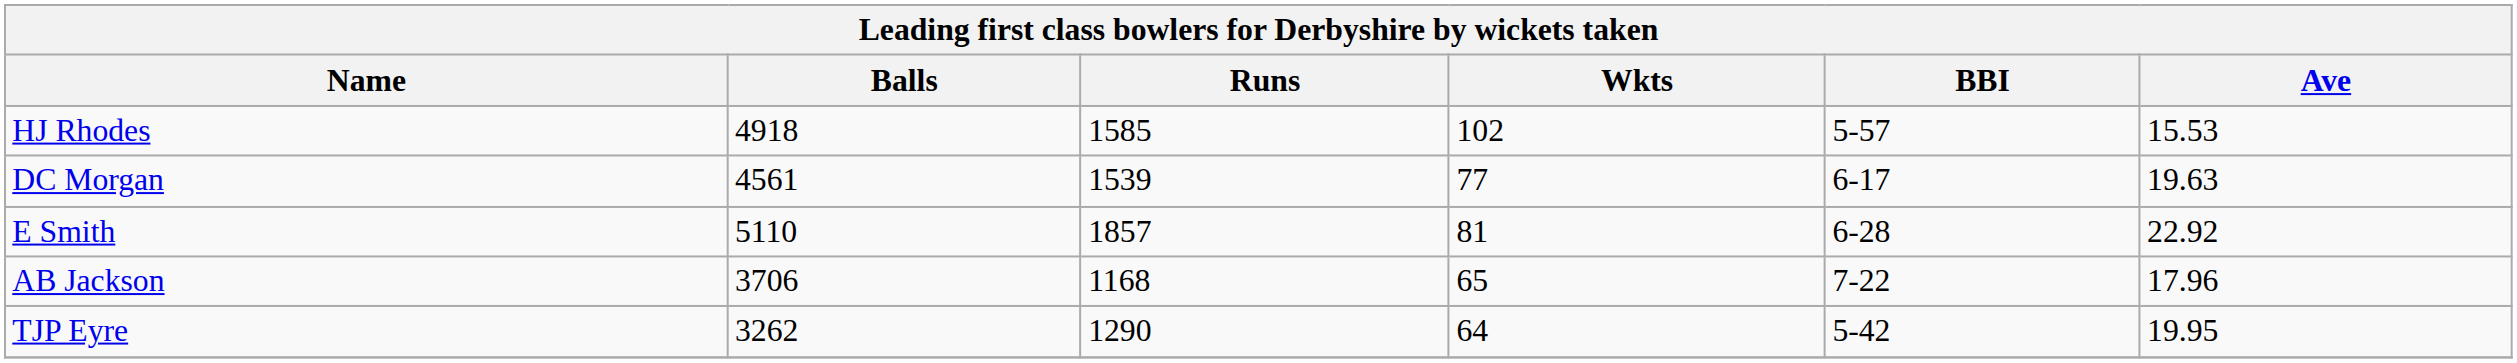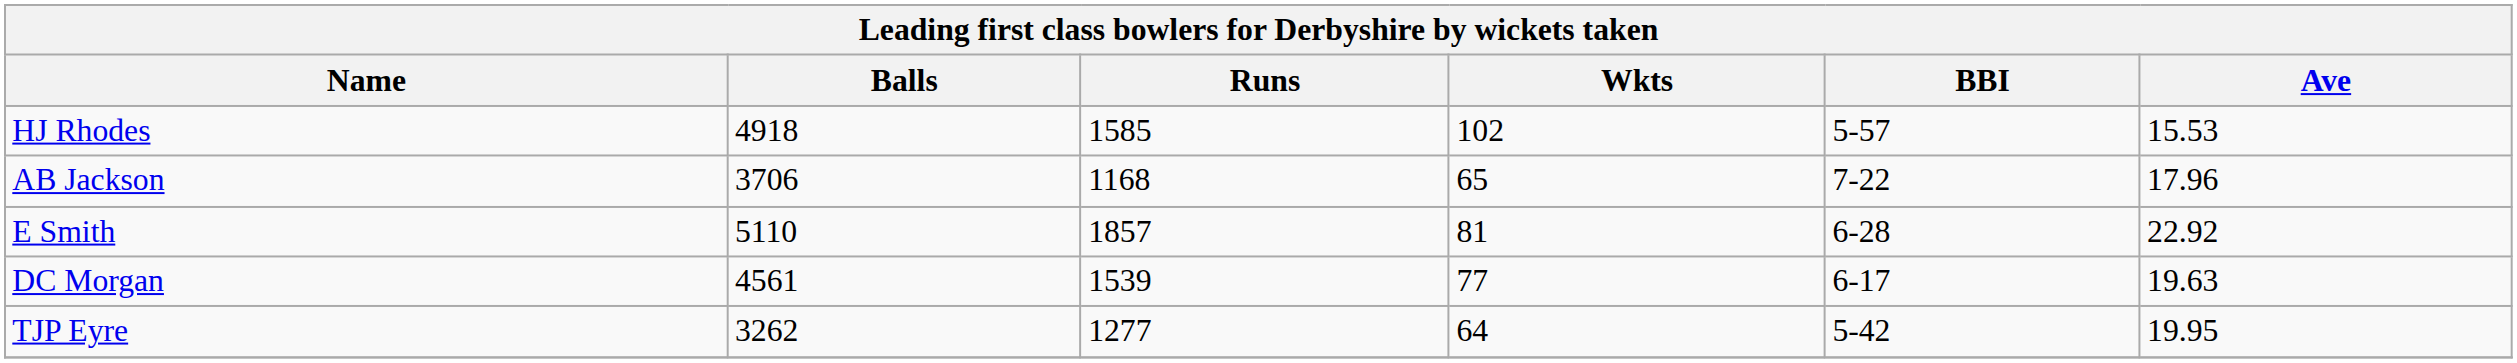rows swapped: (88, 180) <-> (88, 280)
(1120, 331) 1290 -> (1120, 331) 1277
